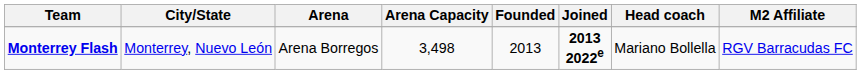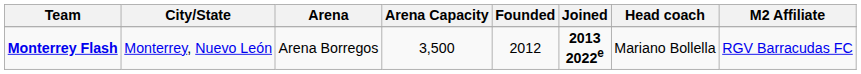(437, 48) 3,498 -> (437, 48) 3,500
(525, 48) 2013 -> (525, 48) 2012
